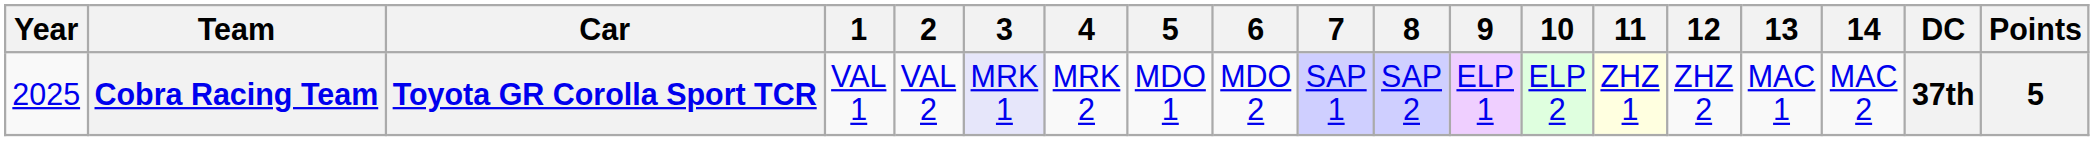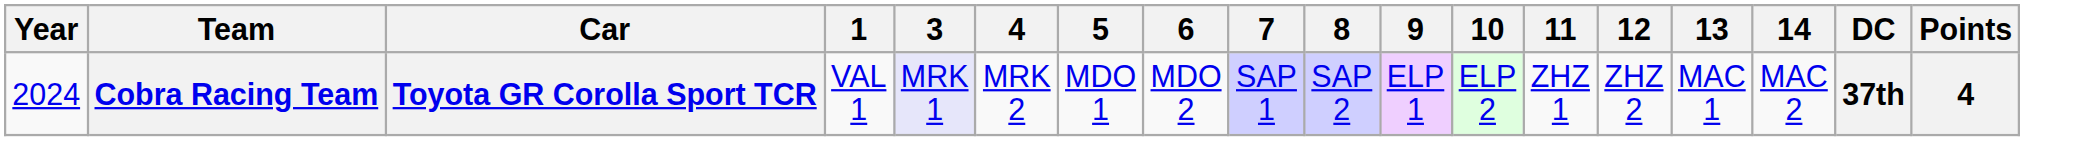- column: (928, 29)
(46, 94) 2025 -> (46, 94) 2024
(1630, 94) lightyellow background -> (1560, 94) no background
(2035, 94) 5 -> (1966, 94) 4
